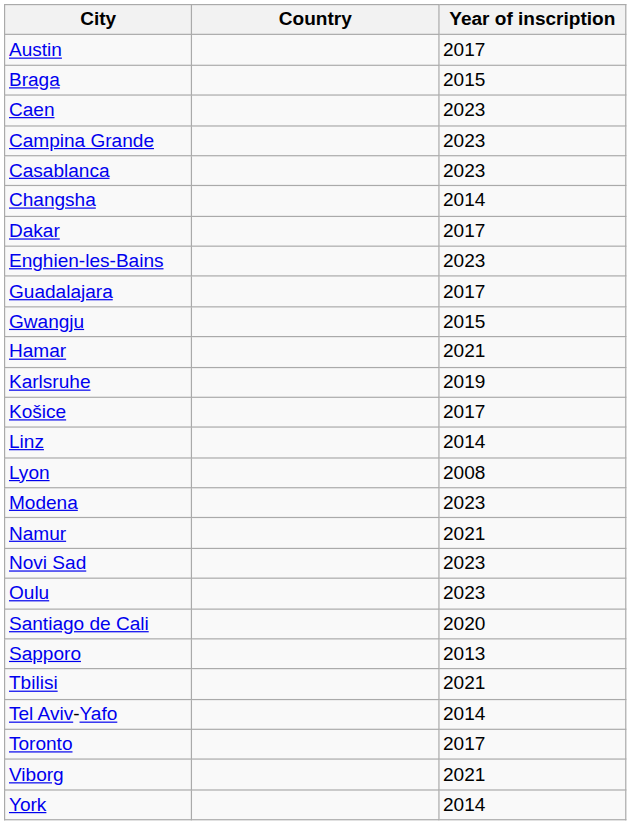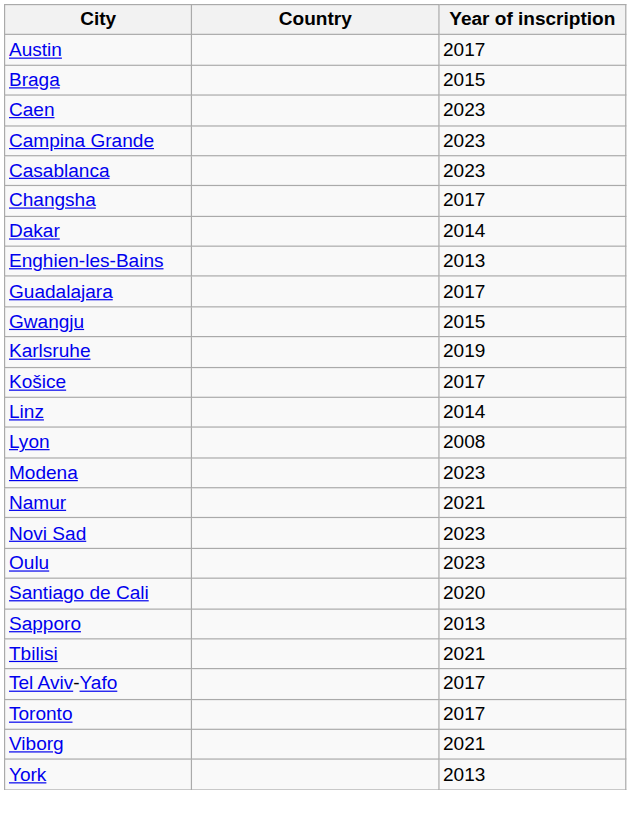(464, 200) 2014 -> (464, 200) 2017
(464, 230) 2017 -> (464, 230) 2014
(464, 261) 2023 -> (464, 261) 2013
- row: (38, 351)
(464, 714) 2014 -> (464, 683) 2017
(464, 804) 2014 -> (464, 774) 2013
